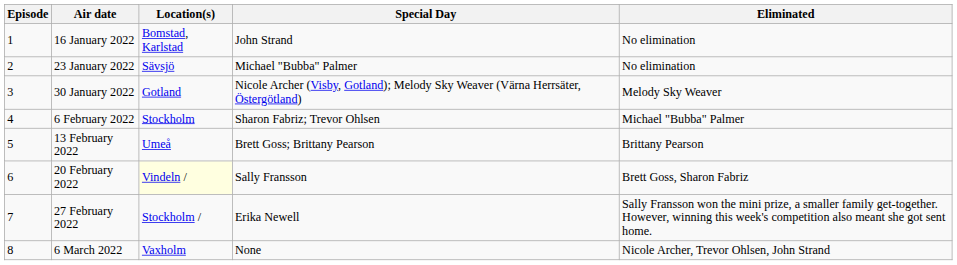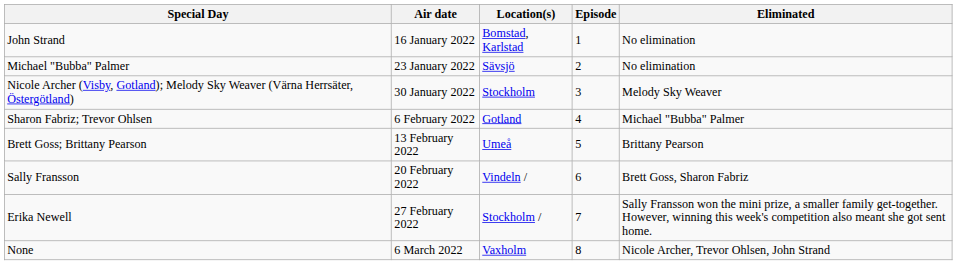columns swapped: (28, 14) <-> (426, 14)
(162, 92) Gotland -> (509, 92) Stockholm
(168, 118) Stockholm -> (502, 118) Gotland
(164, 177) lightyellow background -> (505, 177) no background
